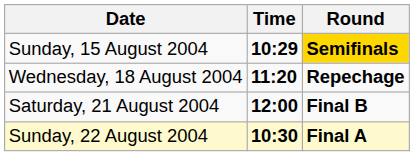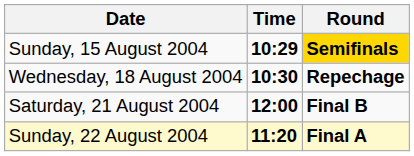(274, 77) 11:20 -> (274, 77) 10:30
(274, 135) 10:30 -> (274, 135) 11:20
